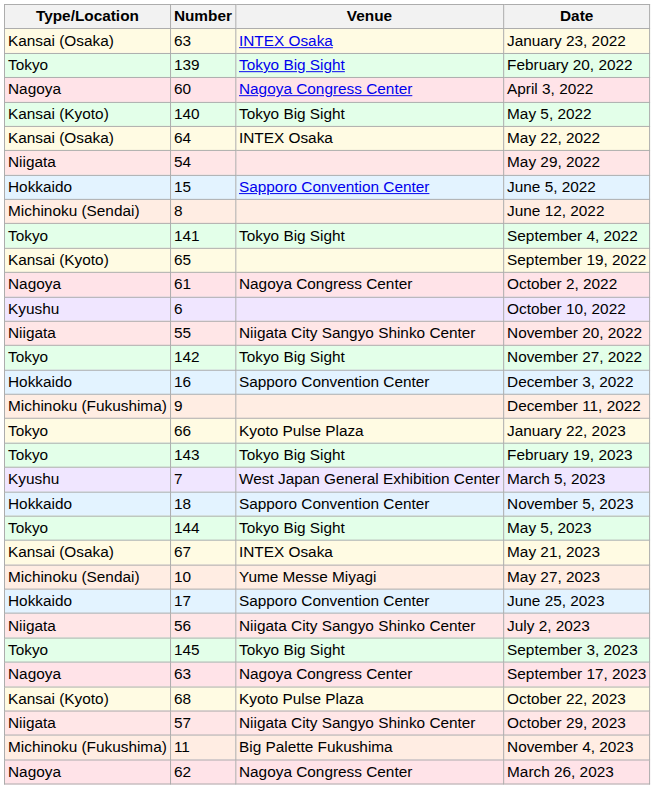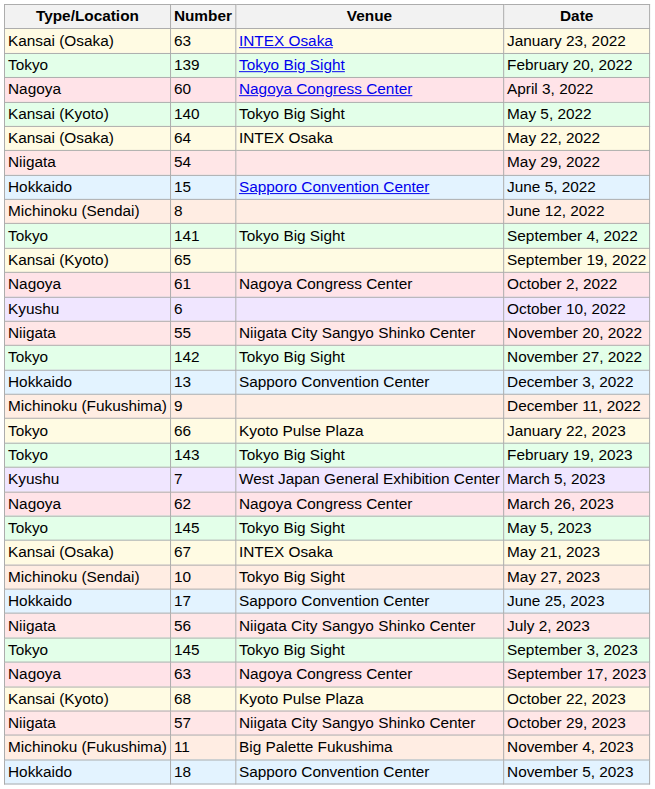(182, 382) 16 -> (182, 382) 13
rows swapped: (560, 771) <-> (570, 503)
(187, 528) 144 -> (187, 528) 145
(308, 576) Yume Messe Miyagi -> (292, 576) Tokyo Big Sight
